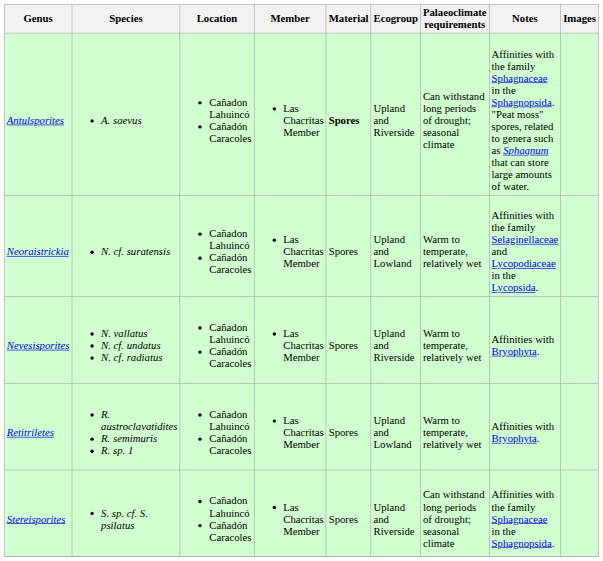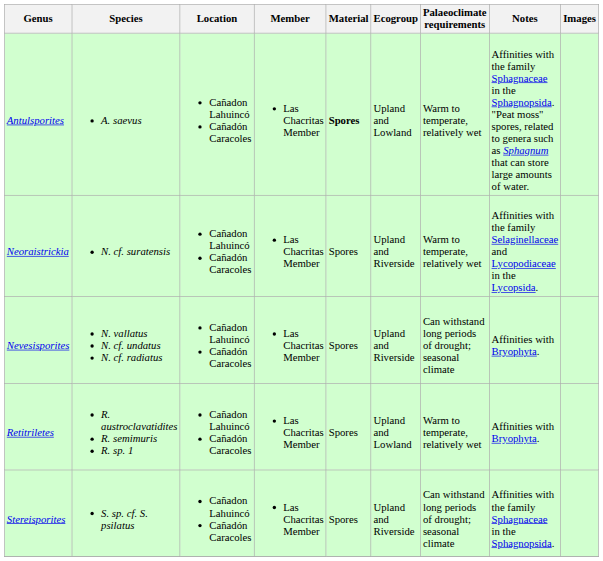(394, 120) Upland and Riverside -> (393, 120) Upland and Lowland
(454, 120) Can withstand long periods of drought; seasonal climate -> (452, 120) Warm to temperate, relatively wet
(393, 252) Upland and Lowland -> (394, 252) Upland and Riverside
(452, 346) Warm to temperate, relatively wet -> (454, 346) Can withstand long periods of drought; seasonal climate
